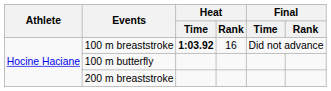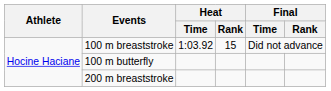(196, 46) bold -> (196, 46) normal
(231, 46) 16 -> (230, 46) 15
